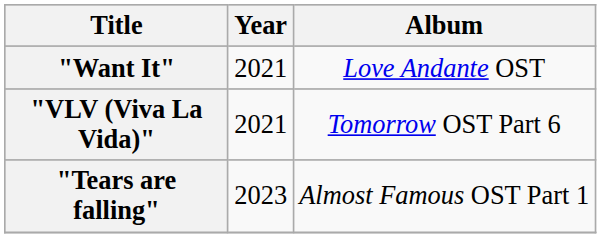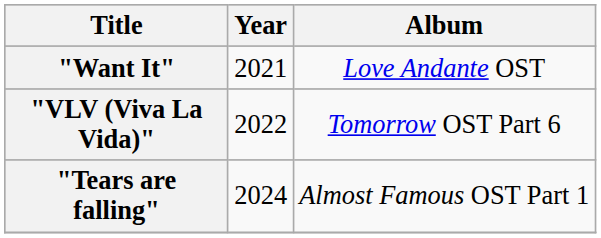(261, 124) 2021 -> (261, 124) 2022
(261, 195) 2023 -> (261, 195) 2024
